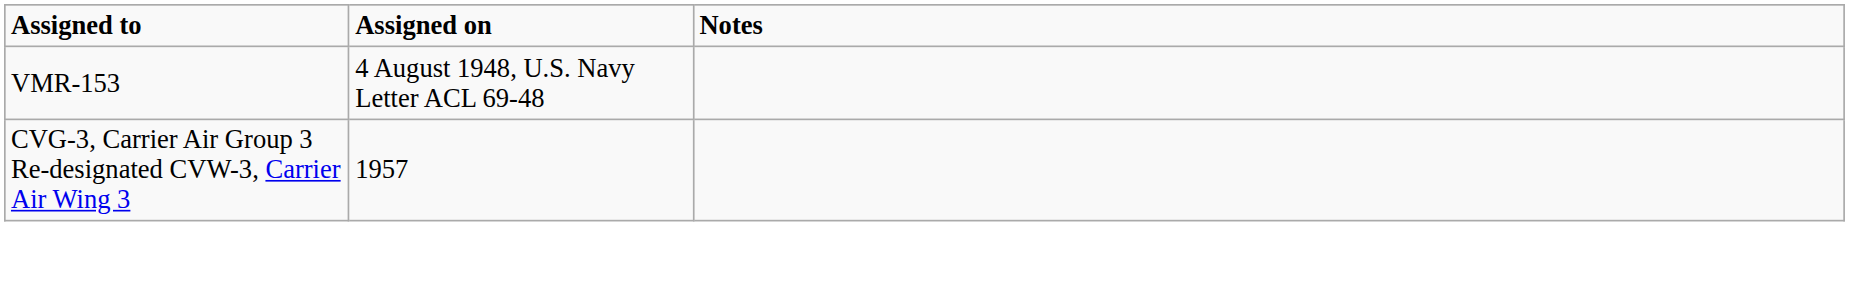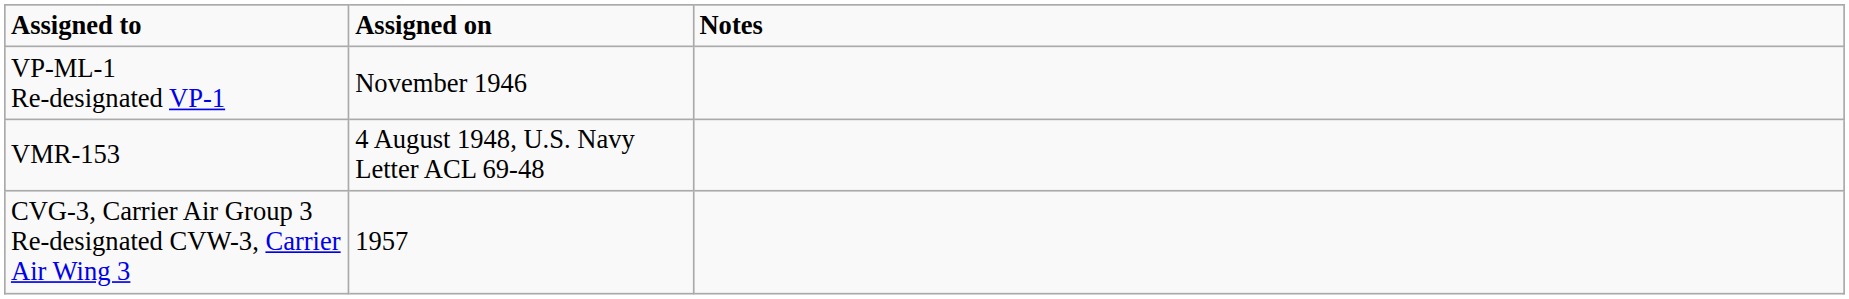+ row: (118, 82)
